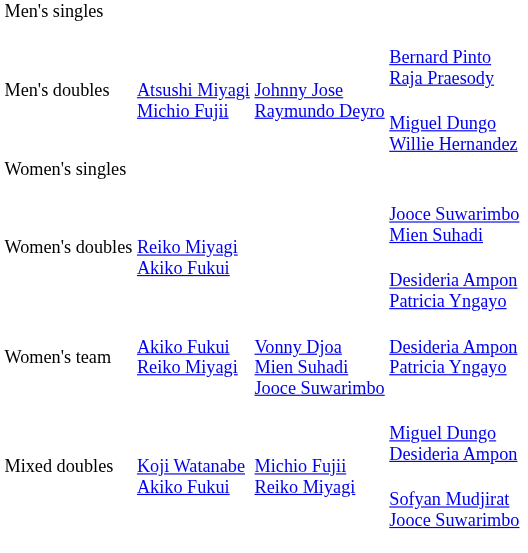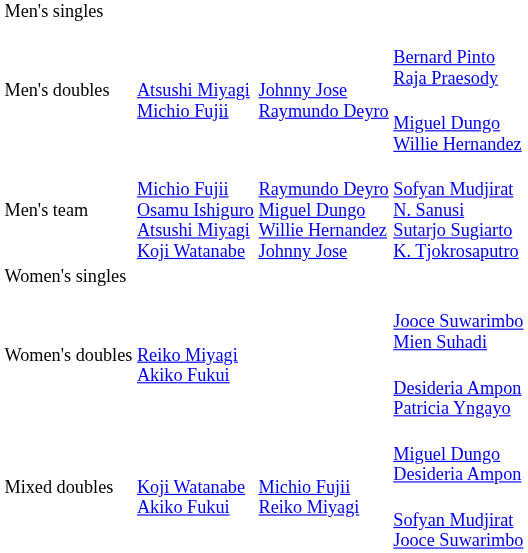+ row: (46, 209)
- row: (58, 357)
